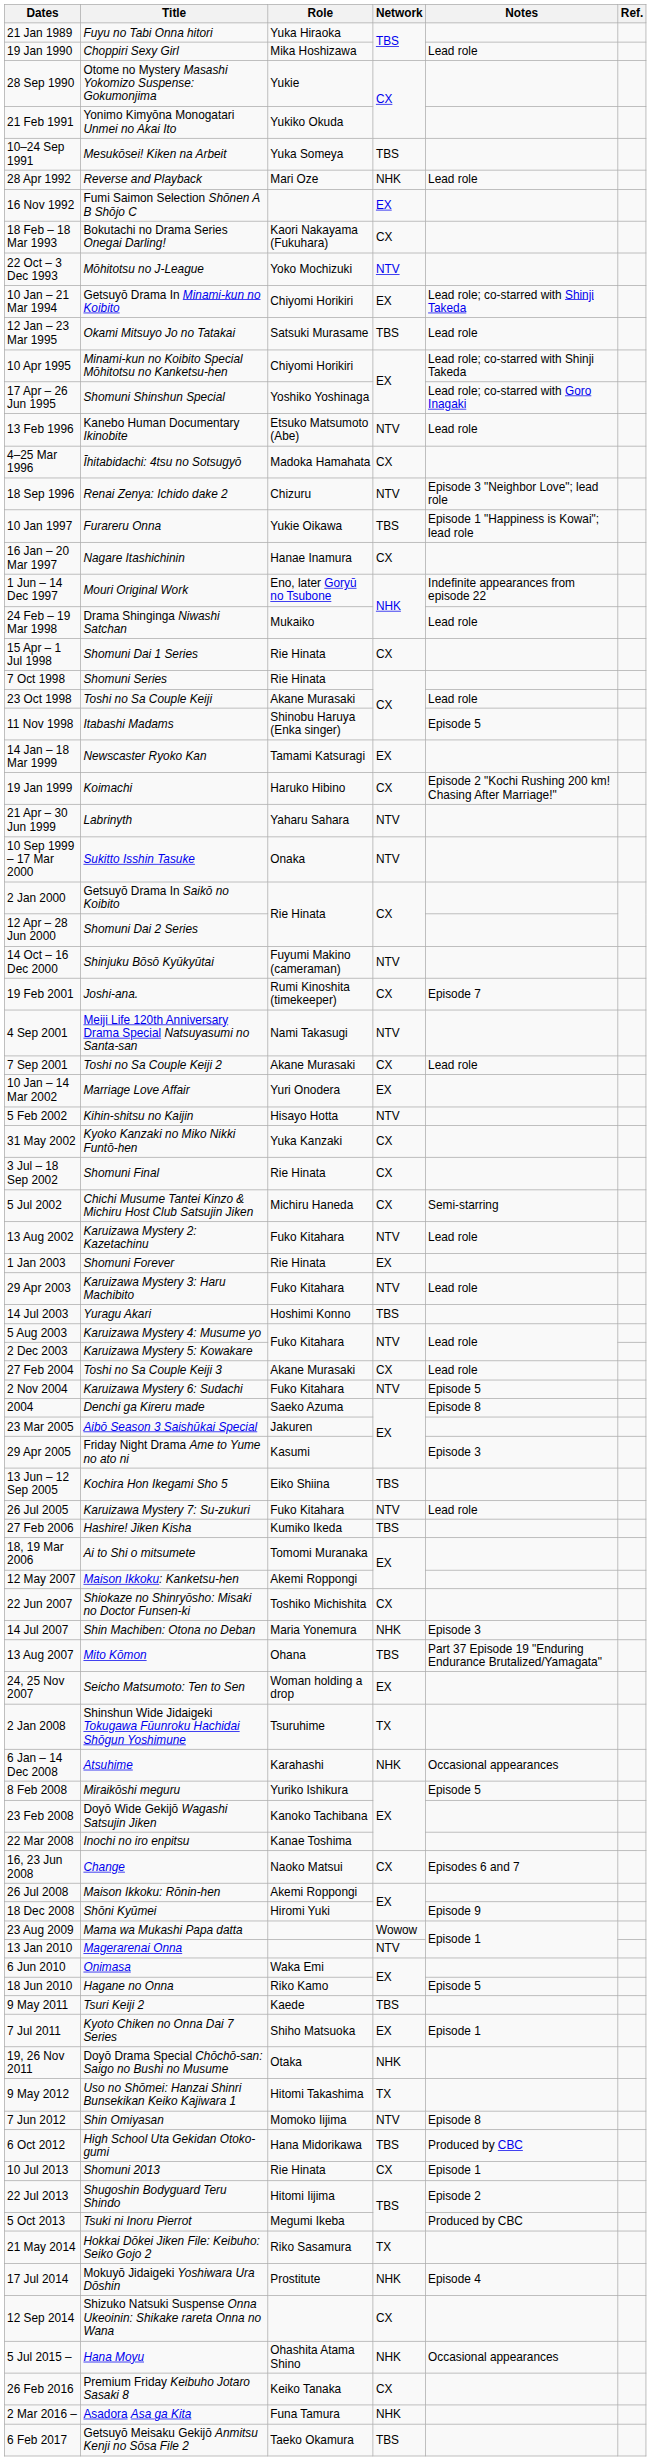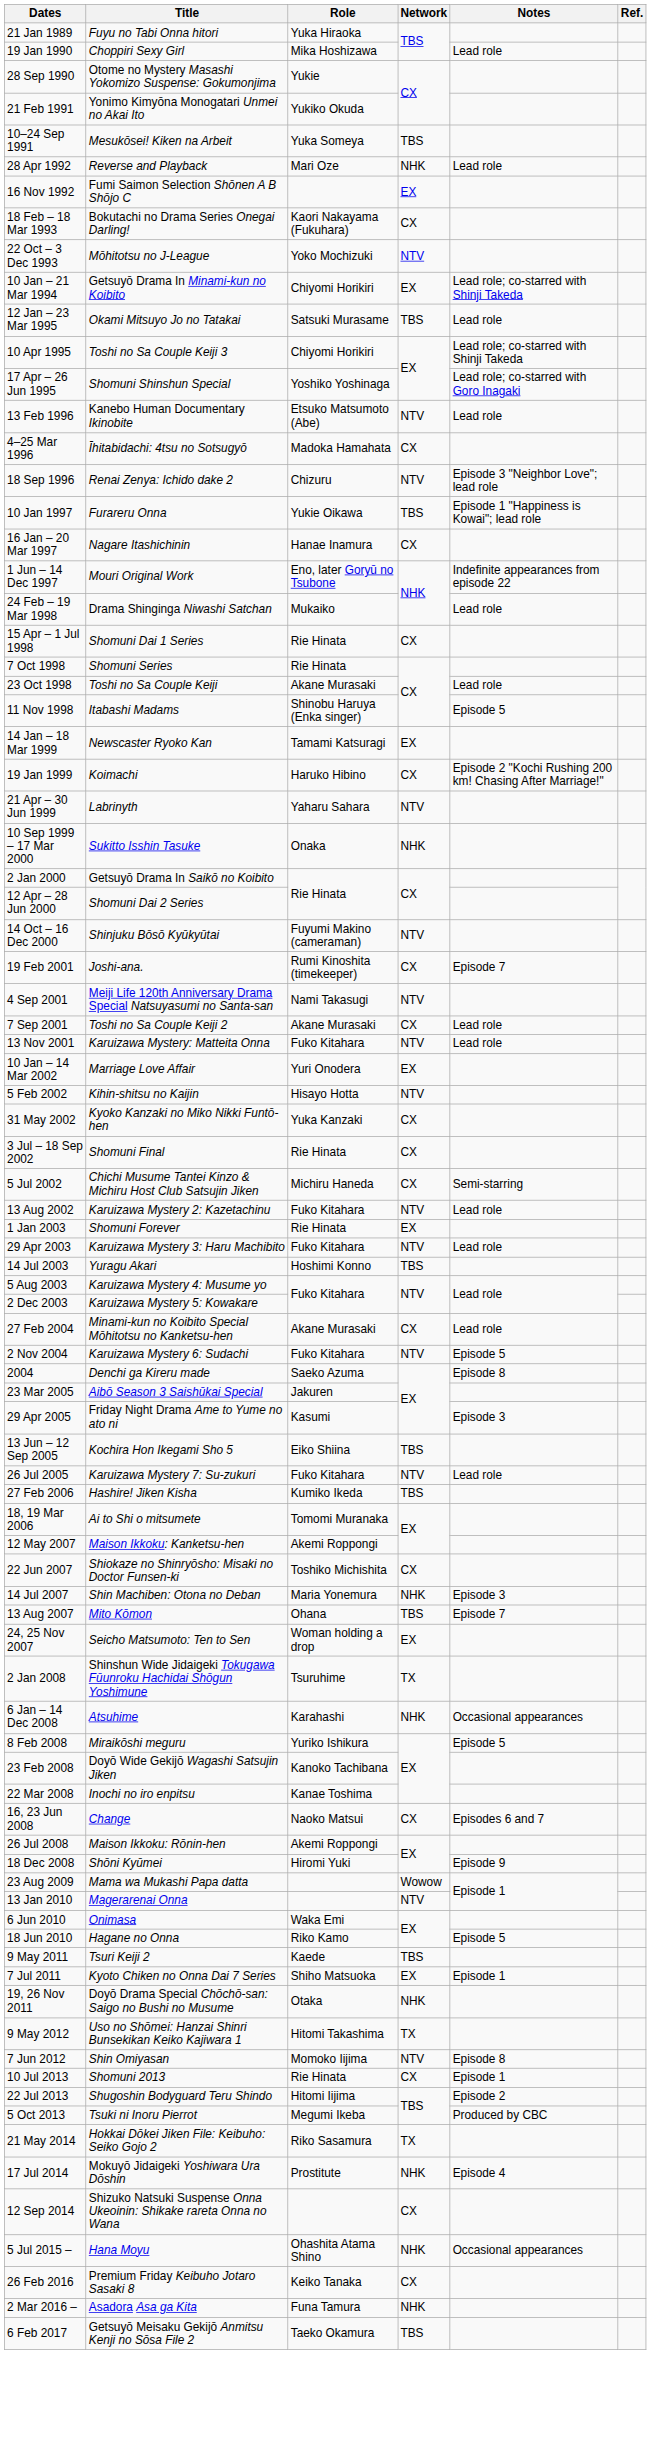(163, 365) Minami-kun no Koibito Special Mōhitotsu no Kanketsu-hen -> (158, 352) Toshi no Sa Couple Keiji 3
(388, 859) NTV -> (413, 846) NHK
+ row: (41, 1044)
(153, 1370) Toshi no Sa Couple Keiji 3 -> (168, 1329) Minami-kun no Koibito Special Mōhitotsu no Kanketsu-hen
(515, 1655) Part 37 Episode 19 "Enduring Endurance Brutalized/Yamagata" -> (479, 1614) Episode 7
- row: (36, 2145)
